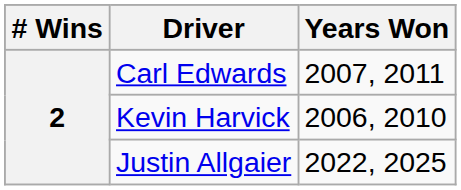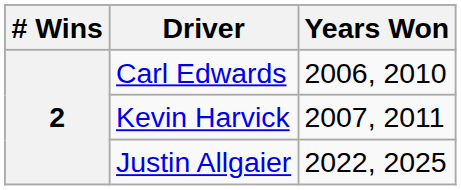(375, 73) 2007, 2011 -> (376, 73) 2006, 2010
(376, 118) 2006, 2010 -> (375, 118) 2007, 2011
